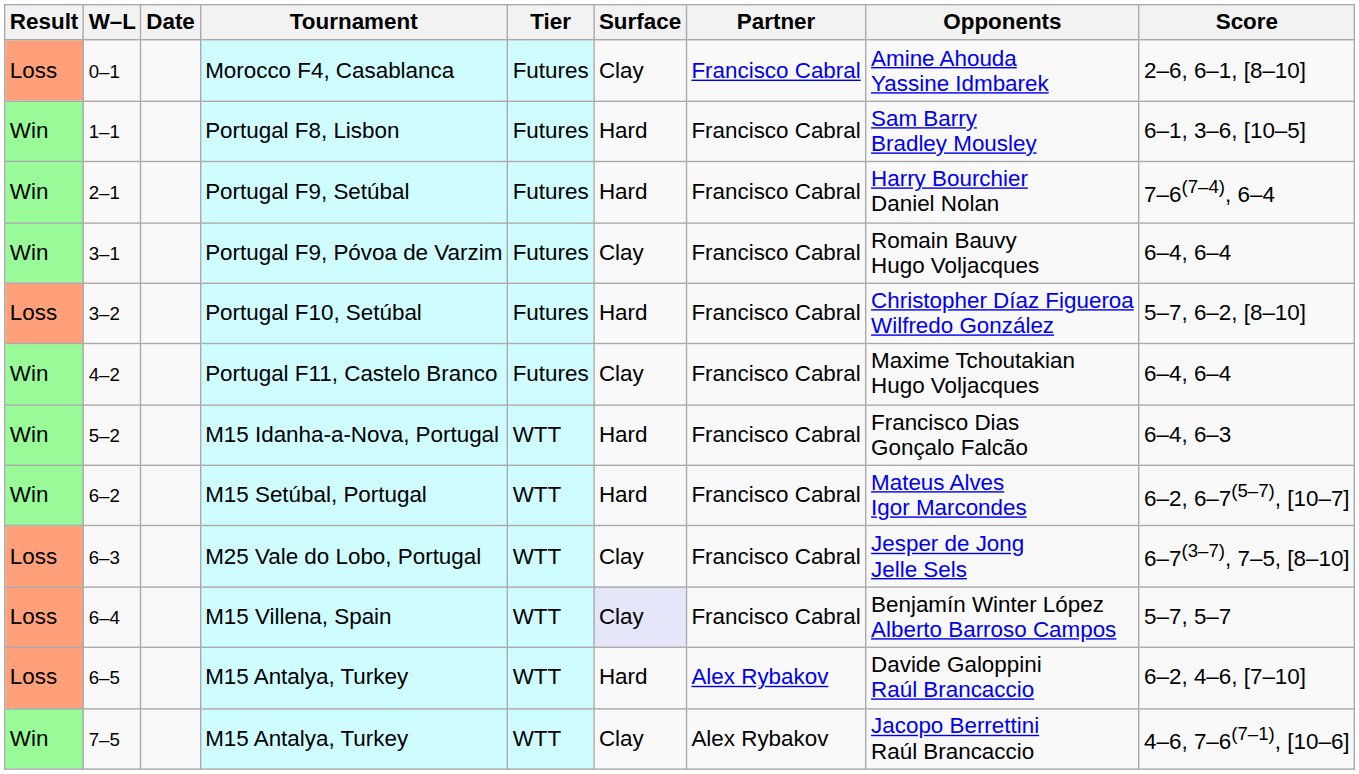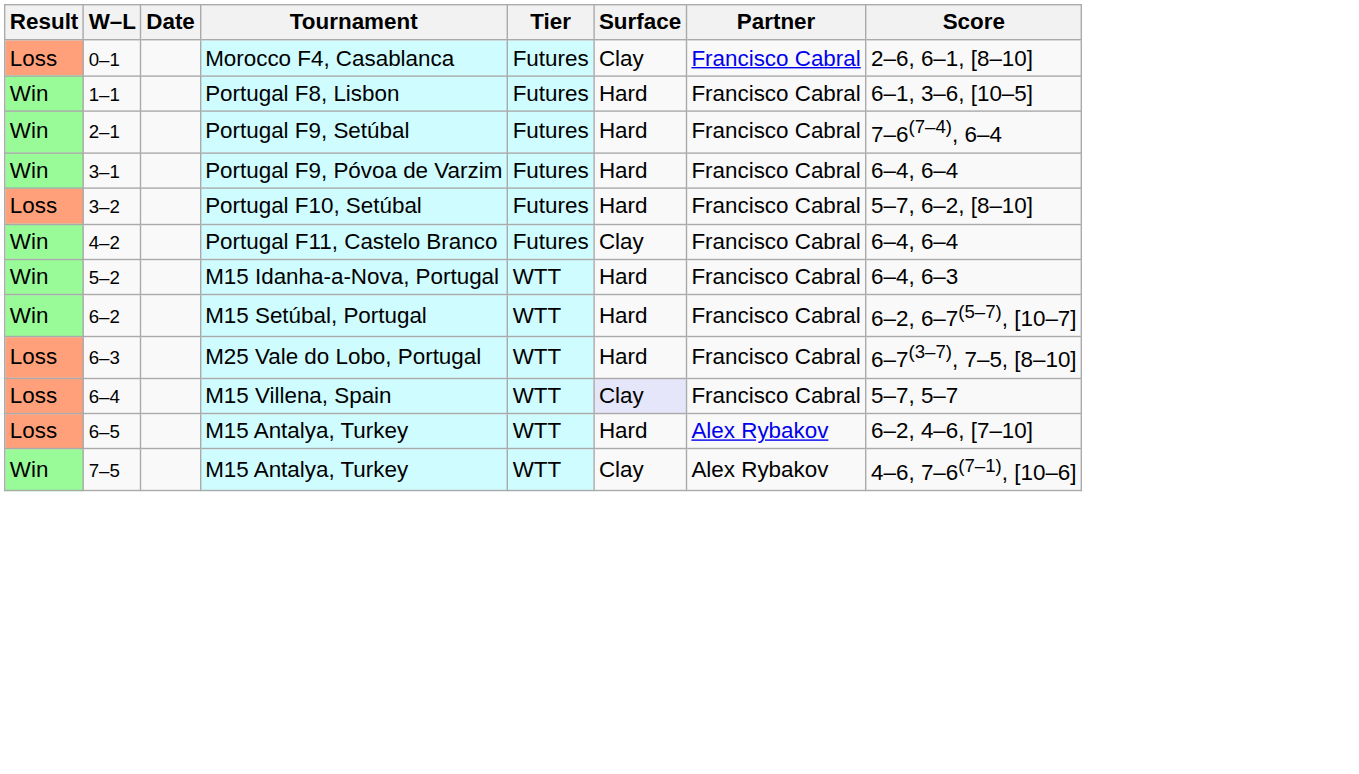- column: (1002, 22)
(621, 252) Clay -> (623, 170) Hard
(621, 556) Clay -> (623, 357) Hard
